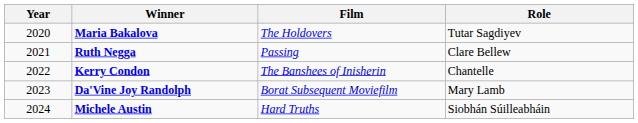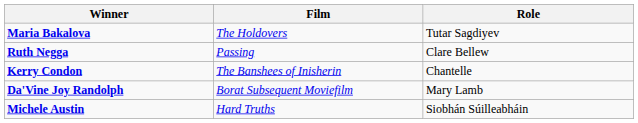- column: (38, 14)
